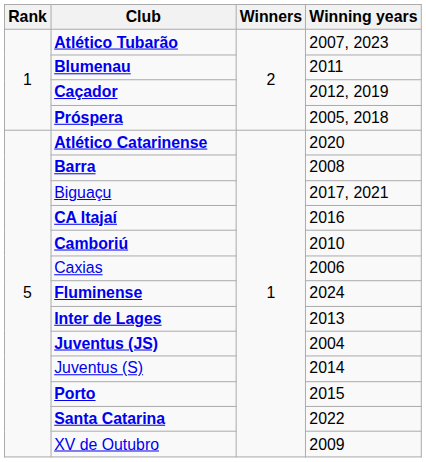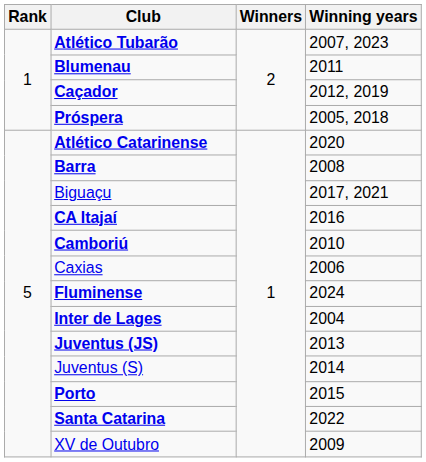(327, 318) 2013 -> (327, 318) 2004
(327, 343) 2004 -> (327, 343) 2013
